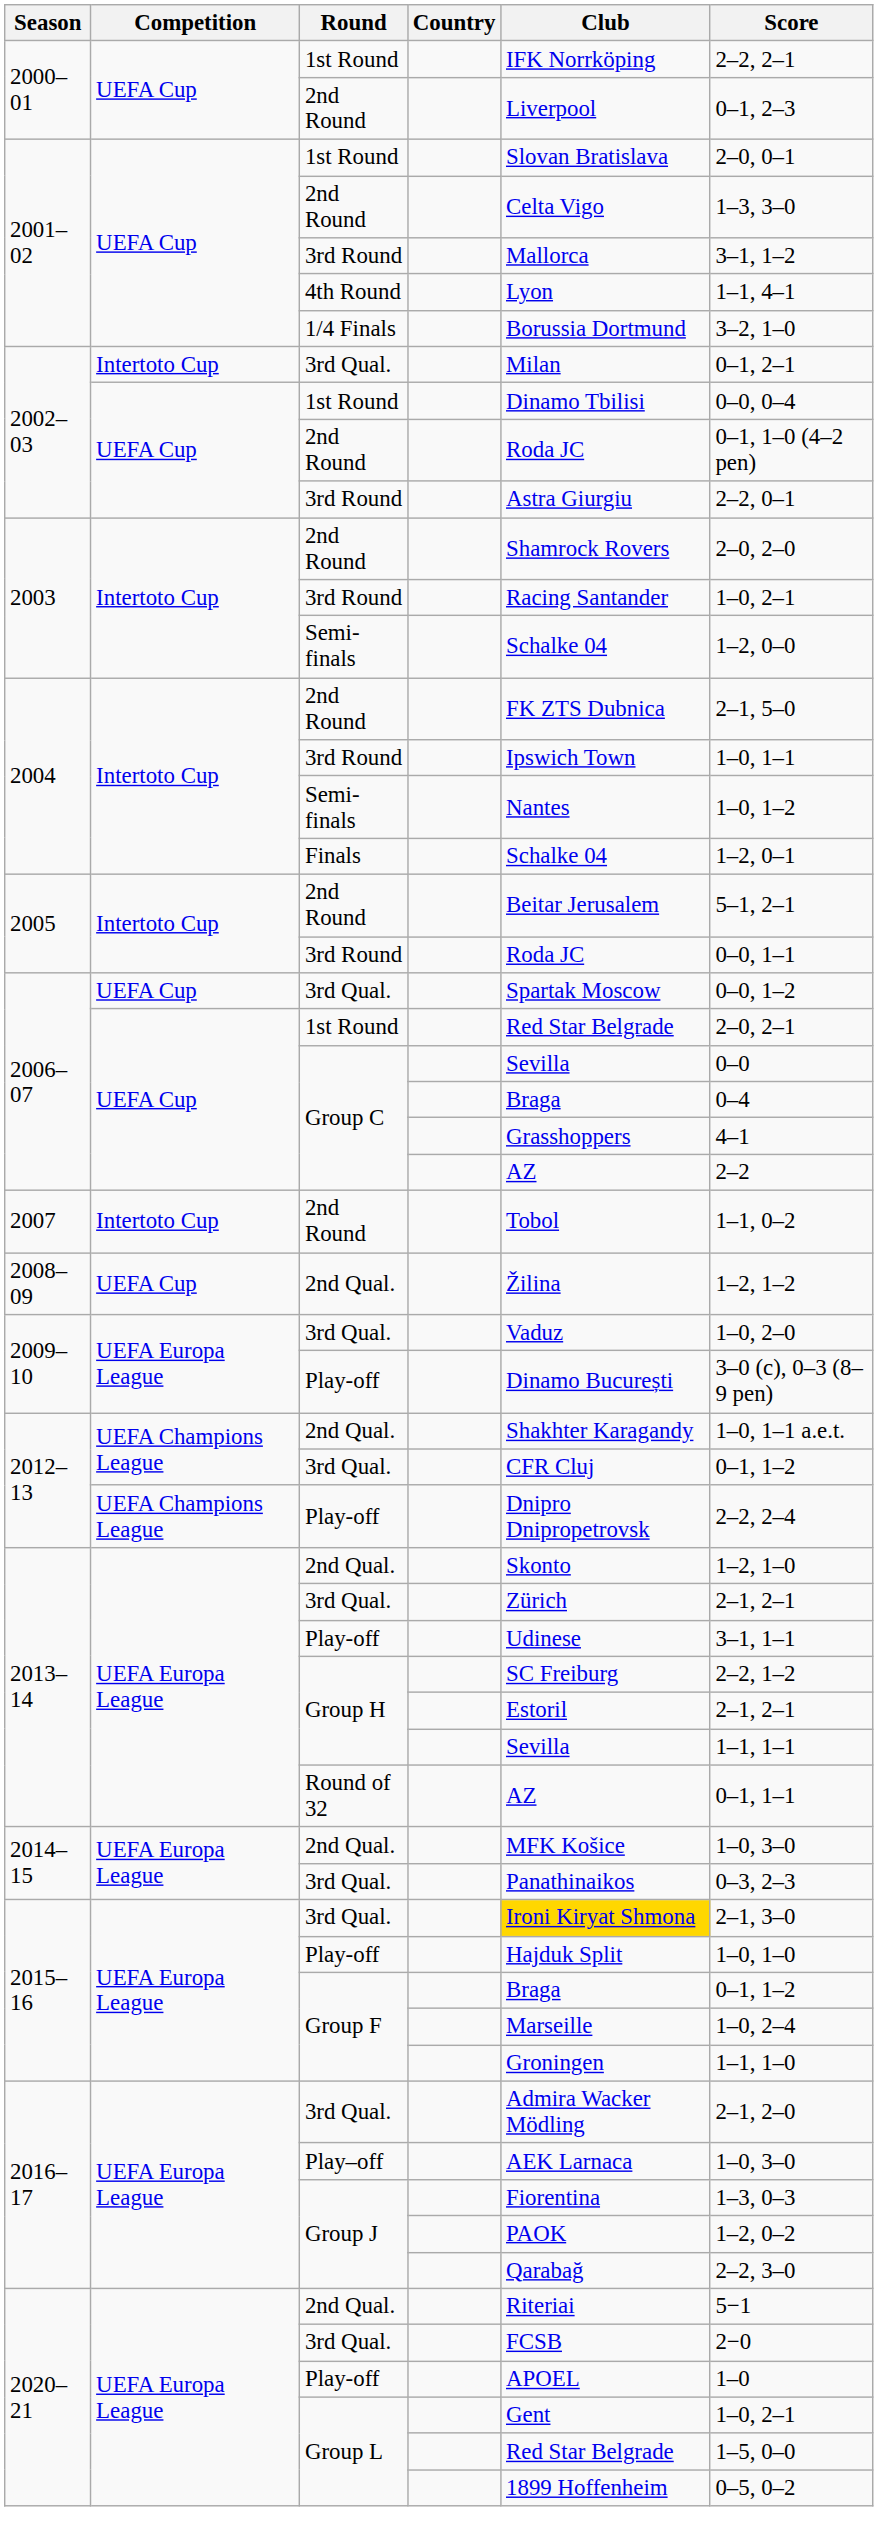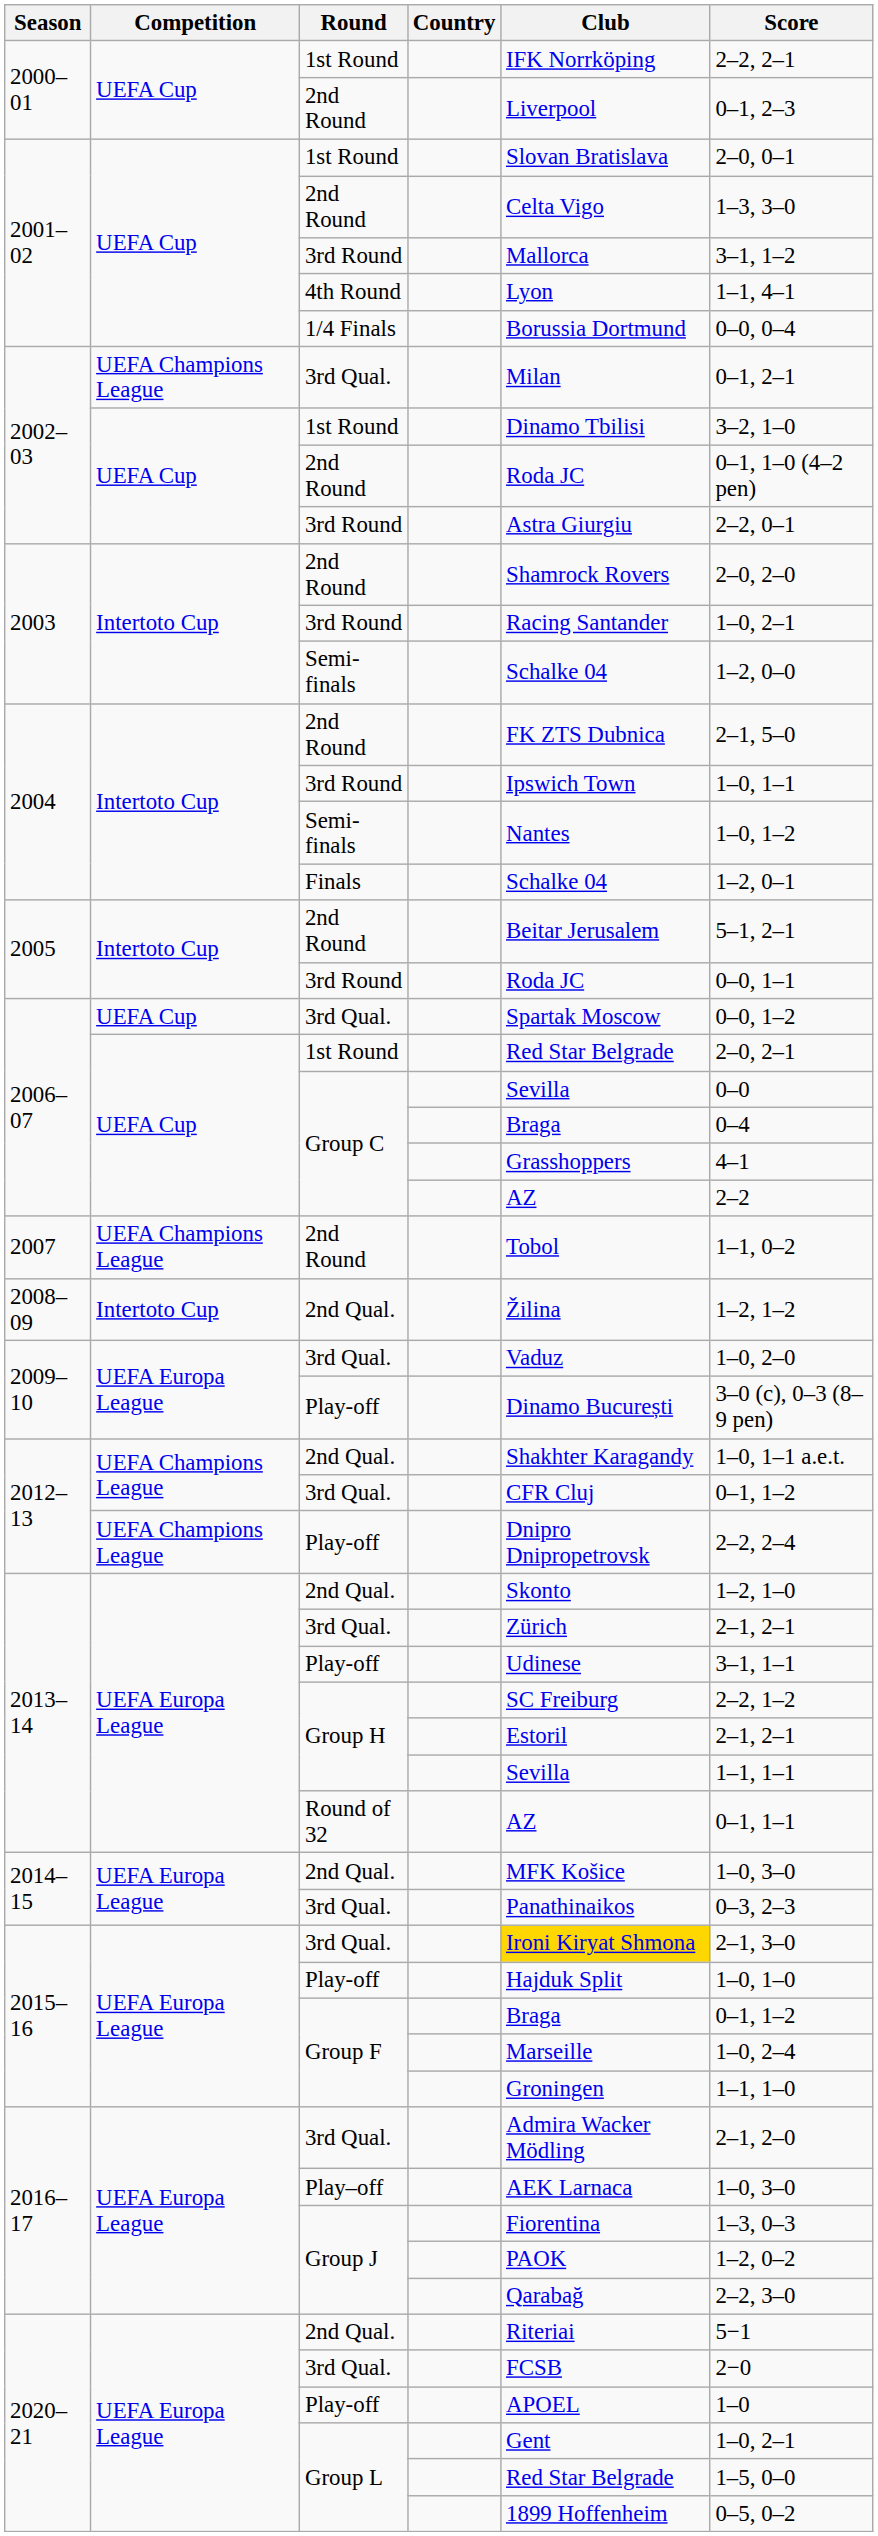(755, 328) 3–2, 1–0 -> (755, 328) 0–0, 0–4
(157, 364) Intertoto Cup -> (179, 377) UEFA Champions League
(755, 400) 0–0, 0–4 -> (755, 426) 3–2, 1–0
(157, 1221) Intertoto Cup -> (179, 1246) UEFA Champions League
(146, 1283) UEFA Cup -> (157, 1308) Intertoto Cup
